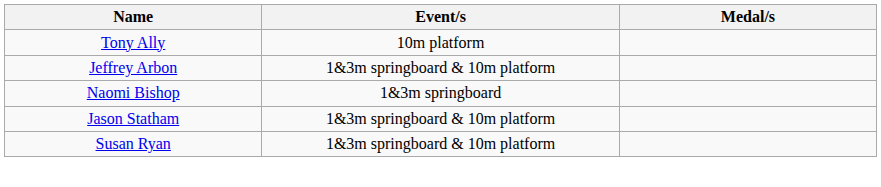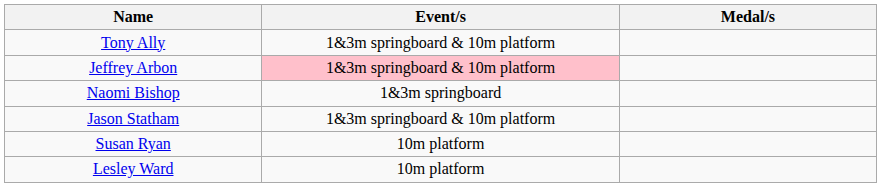(441, 42) 10m platform -> (441, 42) 1&3m springboard & 10m platform
(441, 67) no background -> (441, 67) pink background
(441, 144) 1&3m springboard & 10m platform -> (441, 144) 10m platform
+ row: (133, 169)
